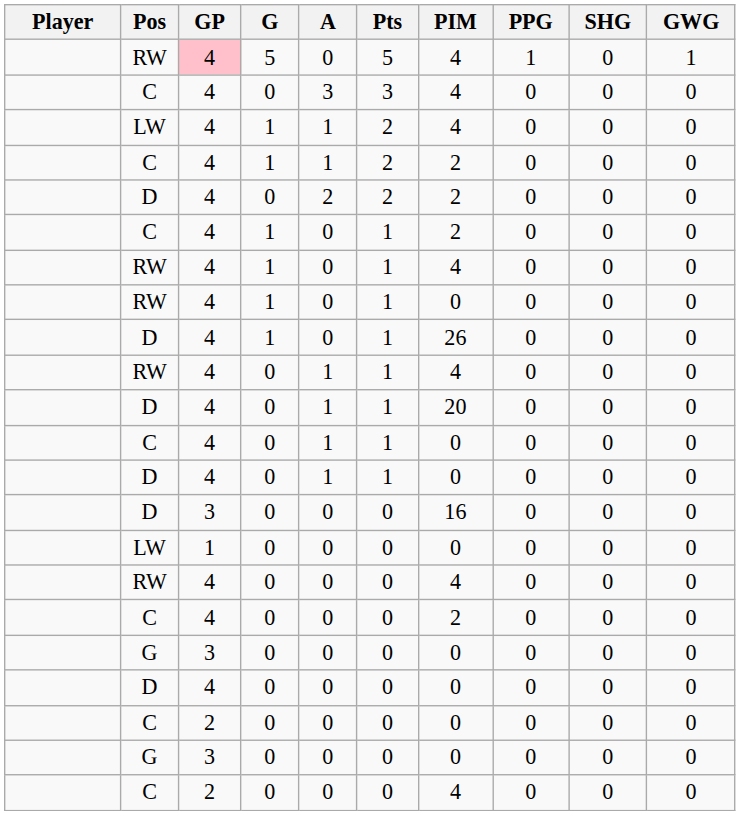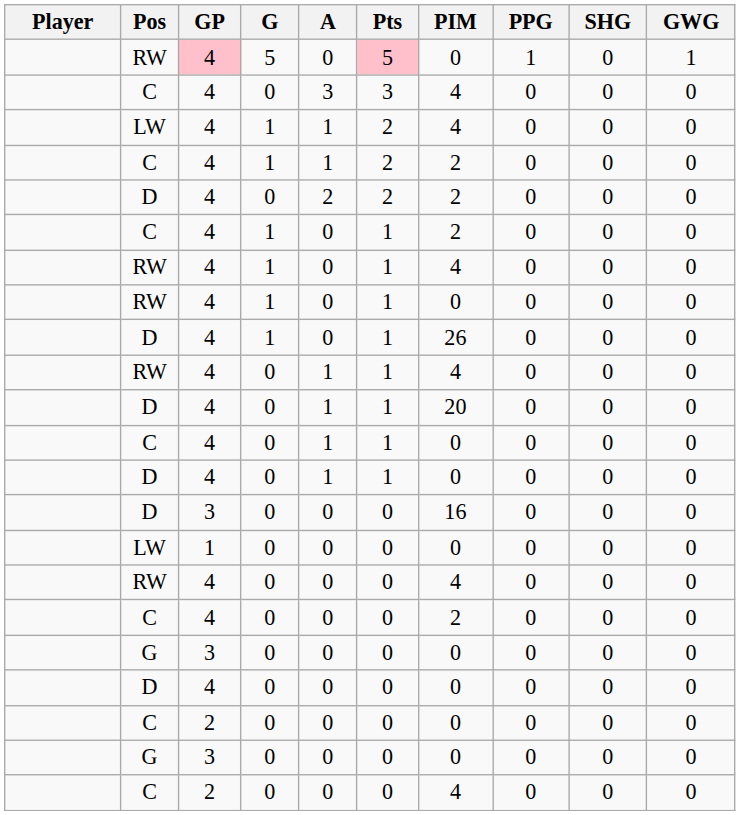(387, 57) no background -> (387, 57) pink background
(455, 57) 4 -> (455, 57) 0
